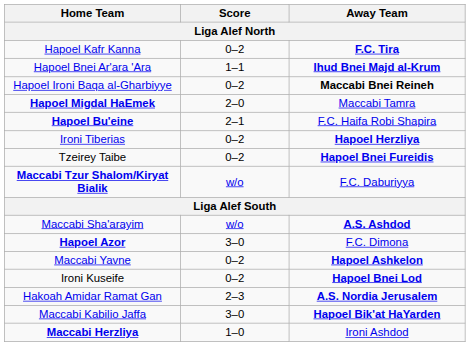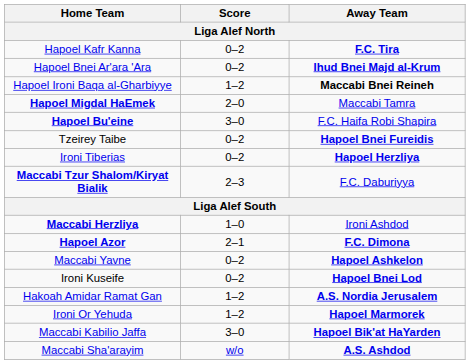(235, 67) 1–1 -> (235, 67) 0–2
(235, 85) 0–2 -> (235, 85) 1–2
(235, 121) 2–1 -> (235, 121) 3–0
rows swapped: (92, 139) <-> (92, 157)
(235, 182) w/o -> (235, 182) 2–3
rows swapped: (92, 332) <-> (92, 224)
(235, 242) 3–0 -> (235, 242) 2–1
(377, 242) normal -> (377, 242) bold
(235, 296) 2–3 -> (235, 296) 1–2
+ row: (92, 314)
